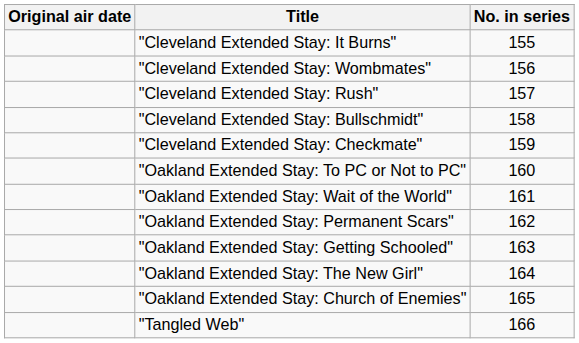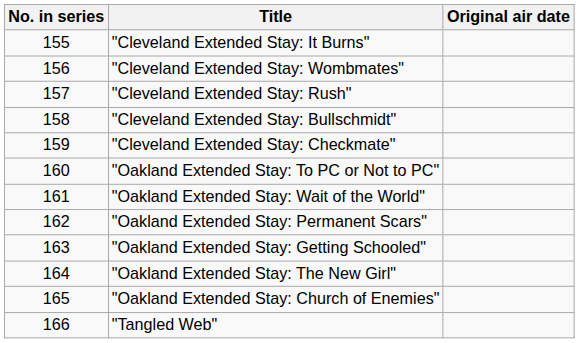columns swapped: (522, 17) <-> (70, 17)
